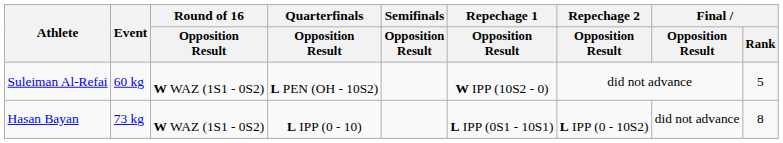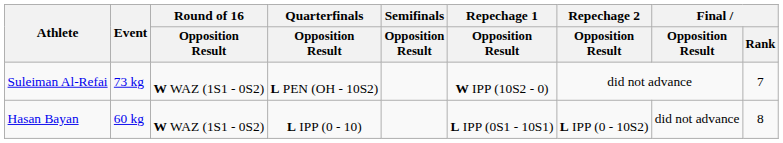(129, 81) 60 kg -> (129, 81) 73 kg
(760, 81) 5 -> (760, 81) 7
(129, 119) 73 kg -> (129, 119) 60 kg
